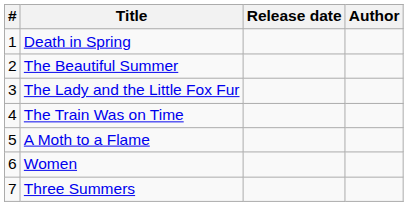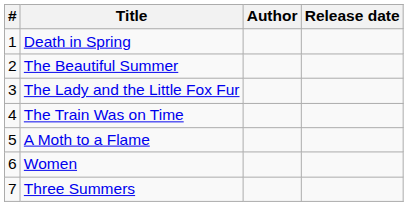columns swapped: (374, 16) <-> (294, 16)
